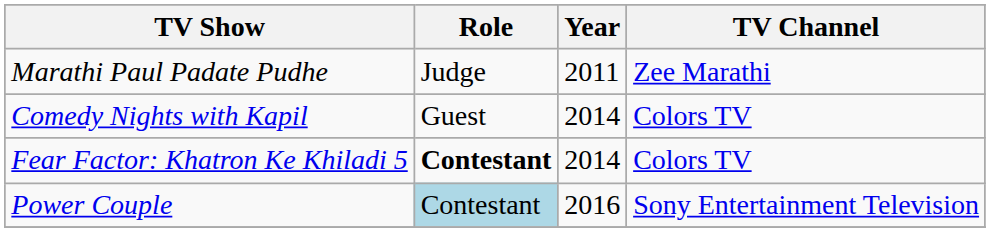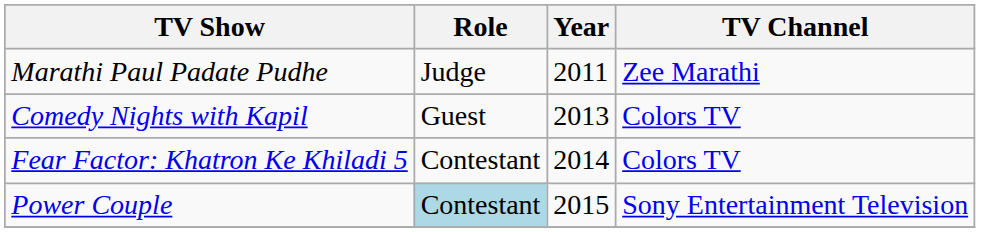(592, 115) 2014 -> (581, 115) 2013
(486, 159) bold -> (481, 159) normal
(592, 204) 2016 -> (581, 204) 2015
